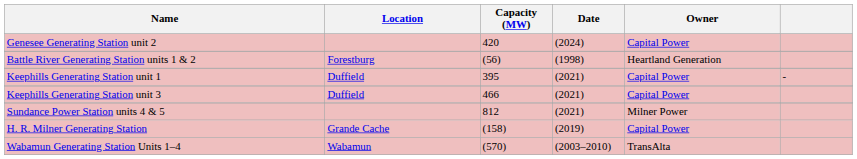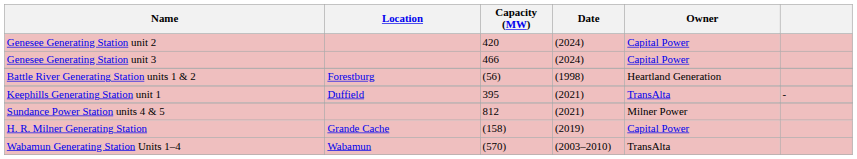+ row: (81, 59)
(658, 77) Capital Power -> (649, 94) TransAlta
- row: (84, 94)
